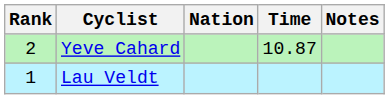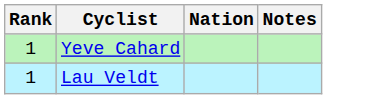- column: (290, 19)
(31, 49) 2 -> (31, 49) 1
